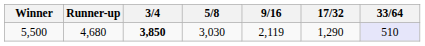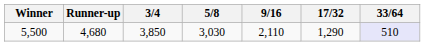(153, 31) bold -> (153, 31) normal
(271, 31) 2,119 -> (271, 31) 2,110
